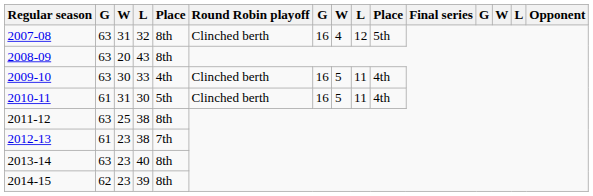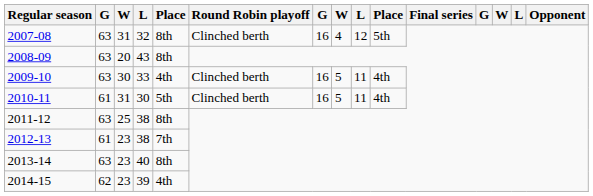(164, 181) 8th -> (164, 181) 4th
